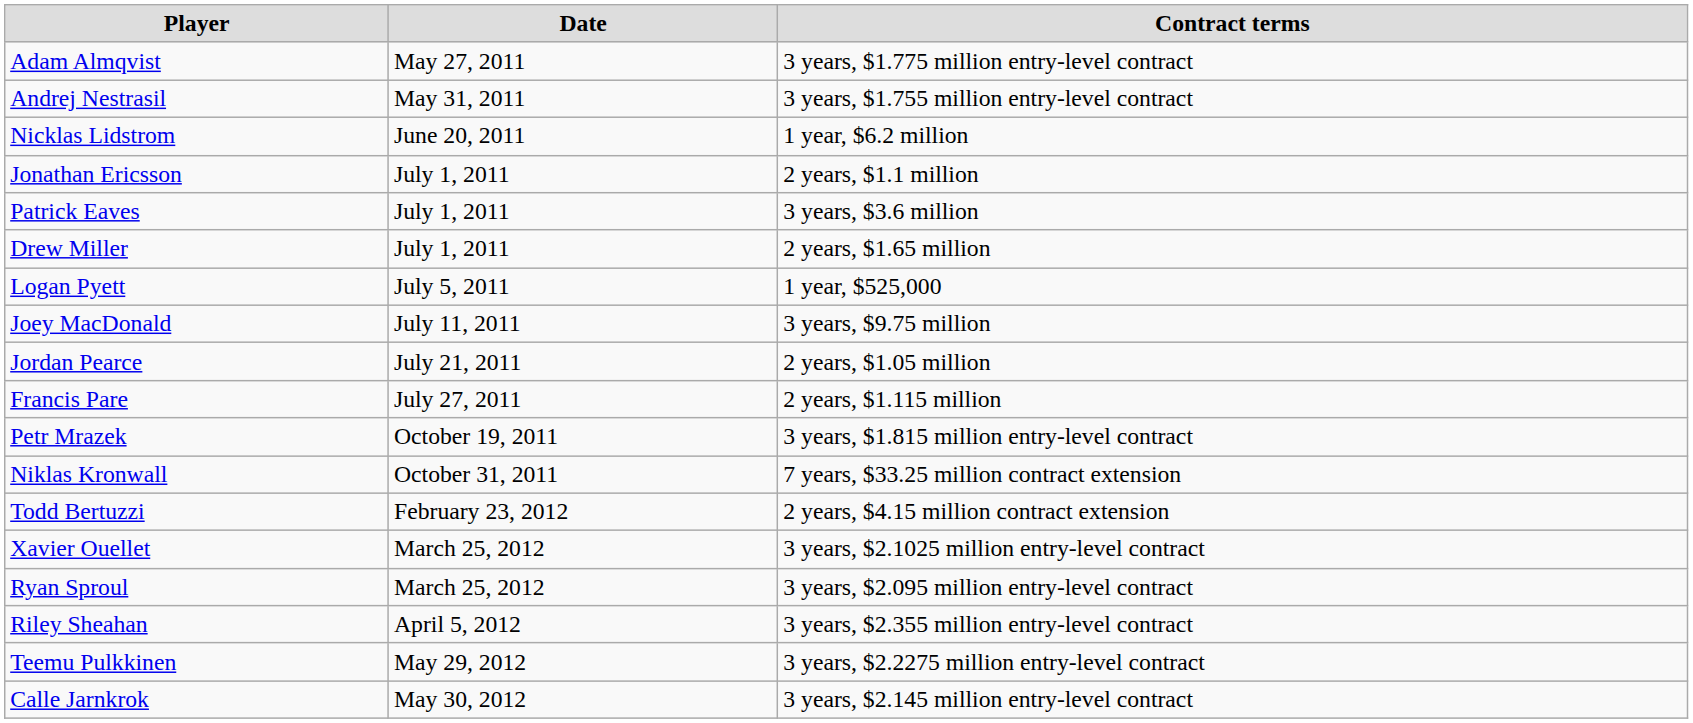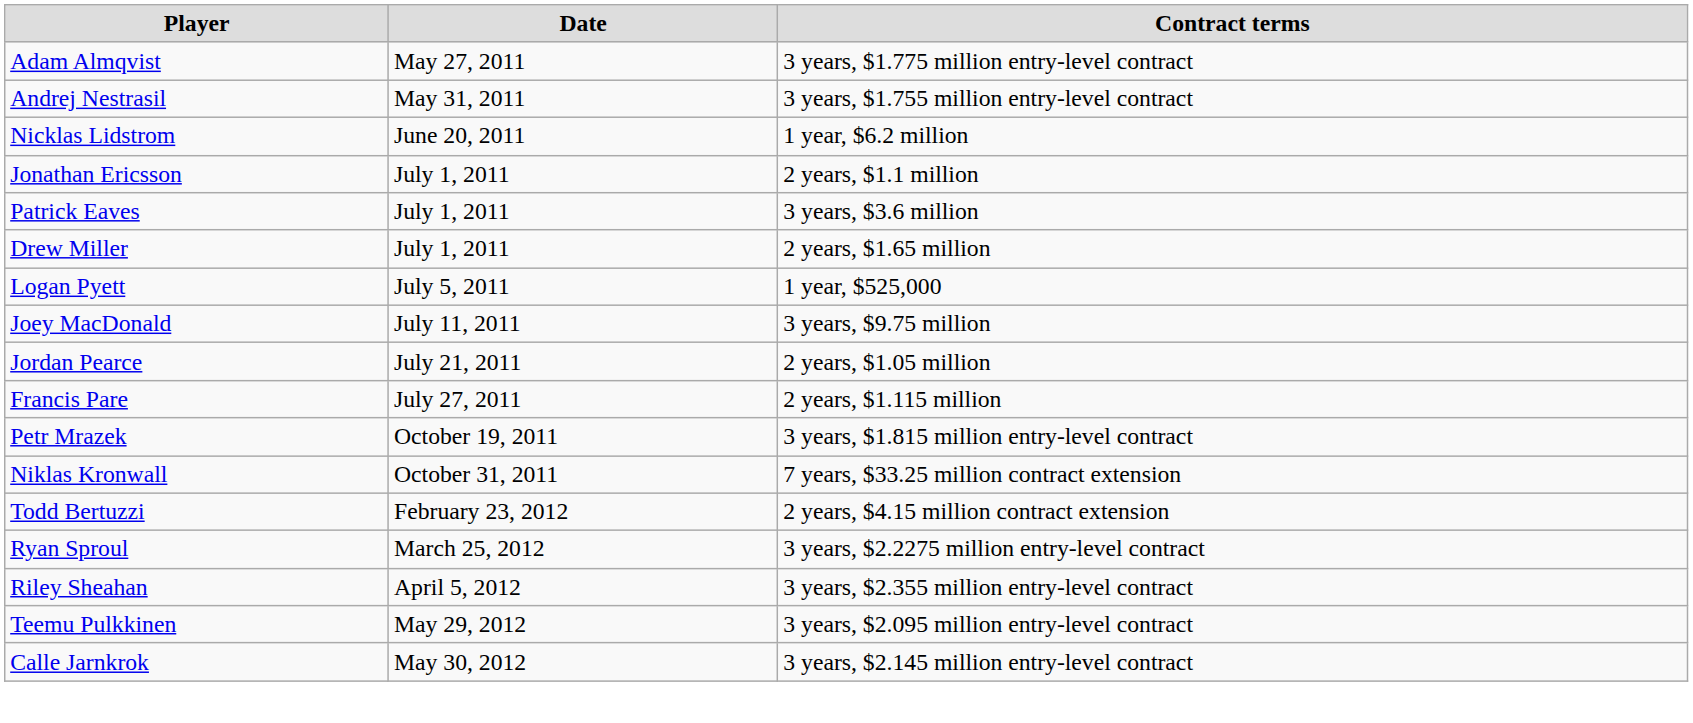- row: (80, 549)
(988, 586) 3 years, $2.095 million entry-level contract -> (994, 549) 3 years, $2.2275 million entry-level contract
(994, 661) 3 years, $2.2275 million entry-level contract -> (988, 624) 3 years, $2.095 million entry-level contract
